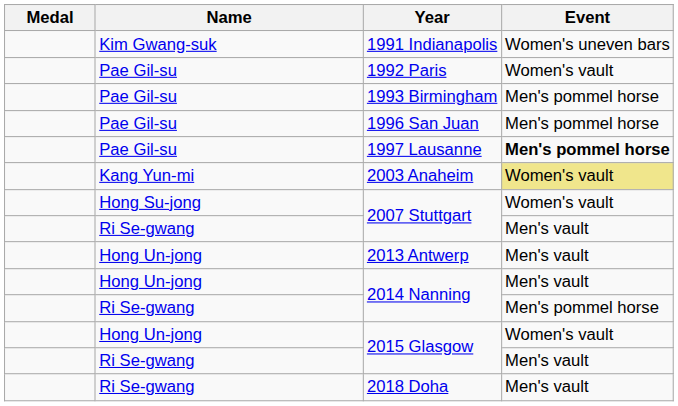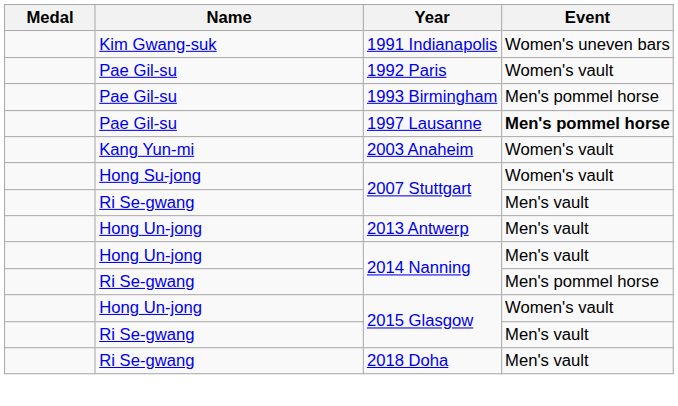- row: (138, 123)
(559, 176) khaki background -> (559, 149) no background
